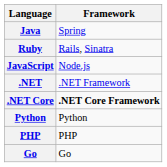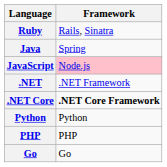rows swapped: (30, 31) <-> (30, 48)
(74, 66) no background -> (74, 66) pink background
